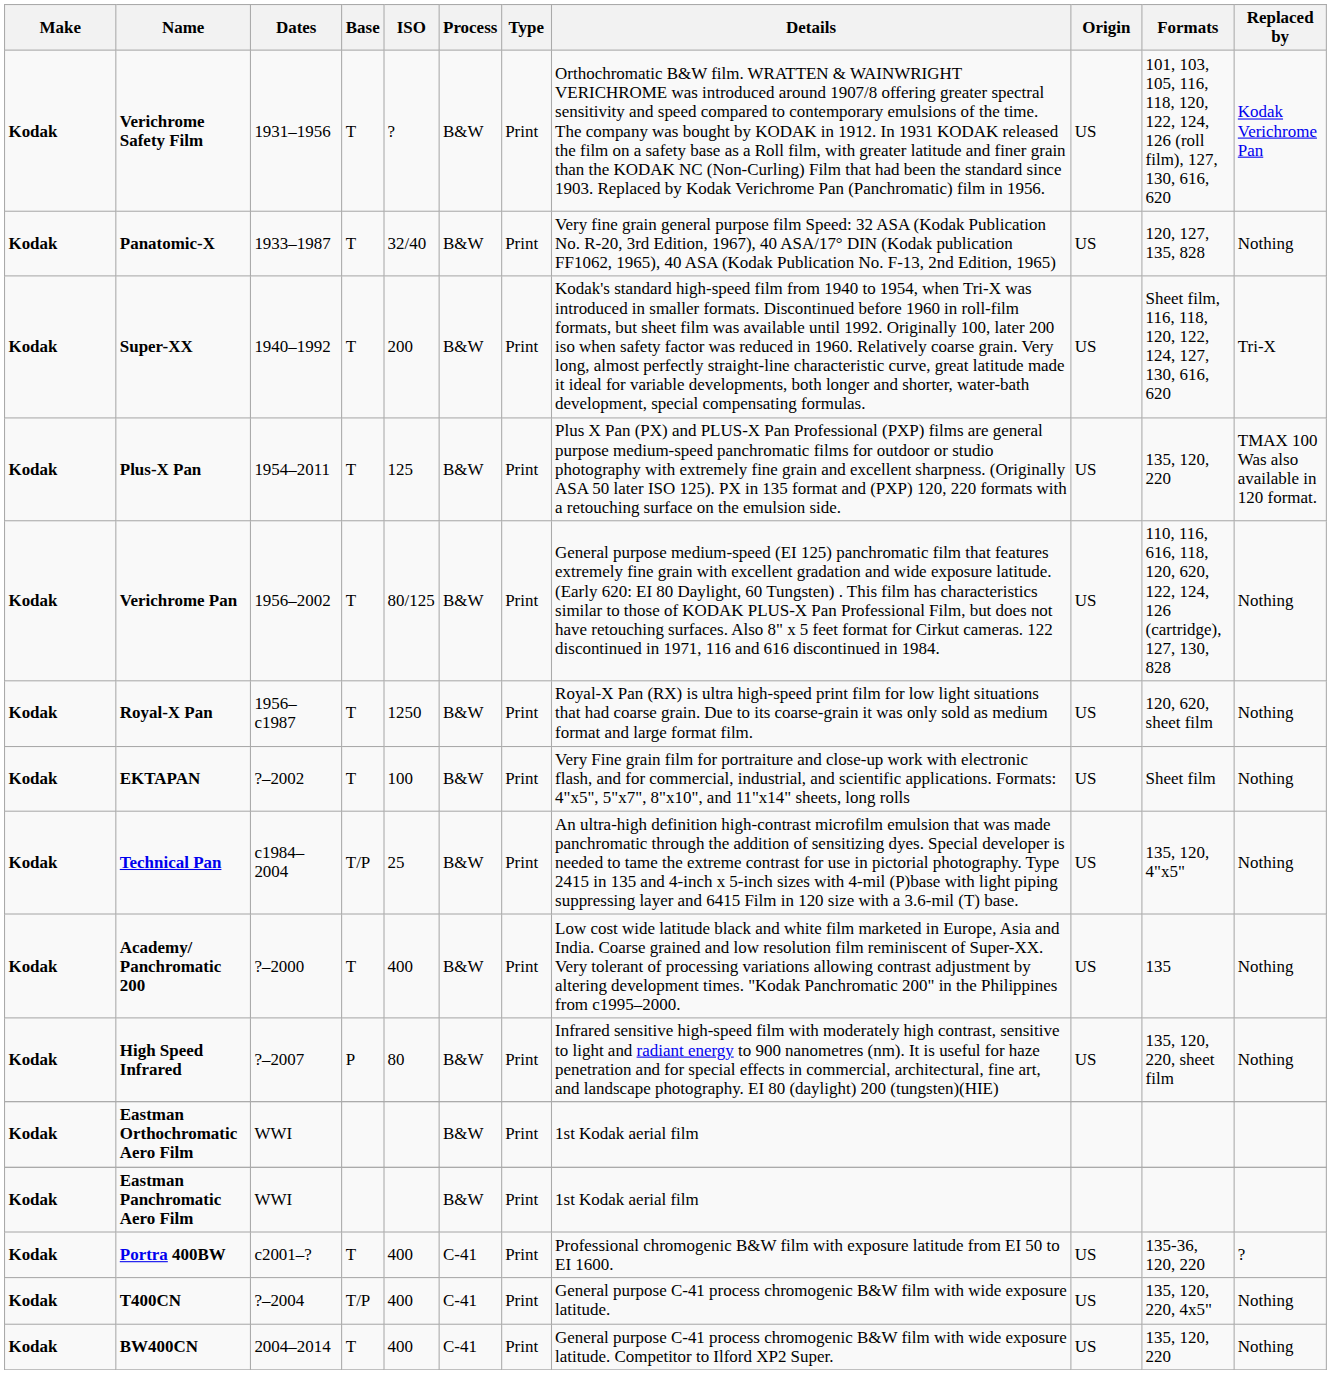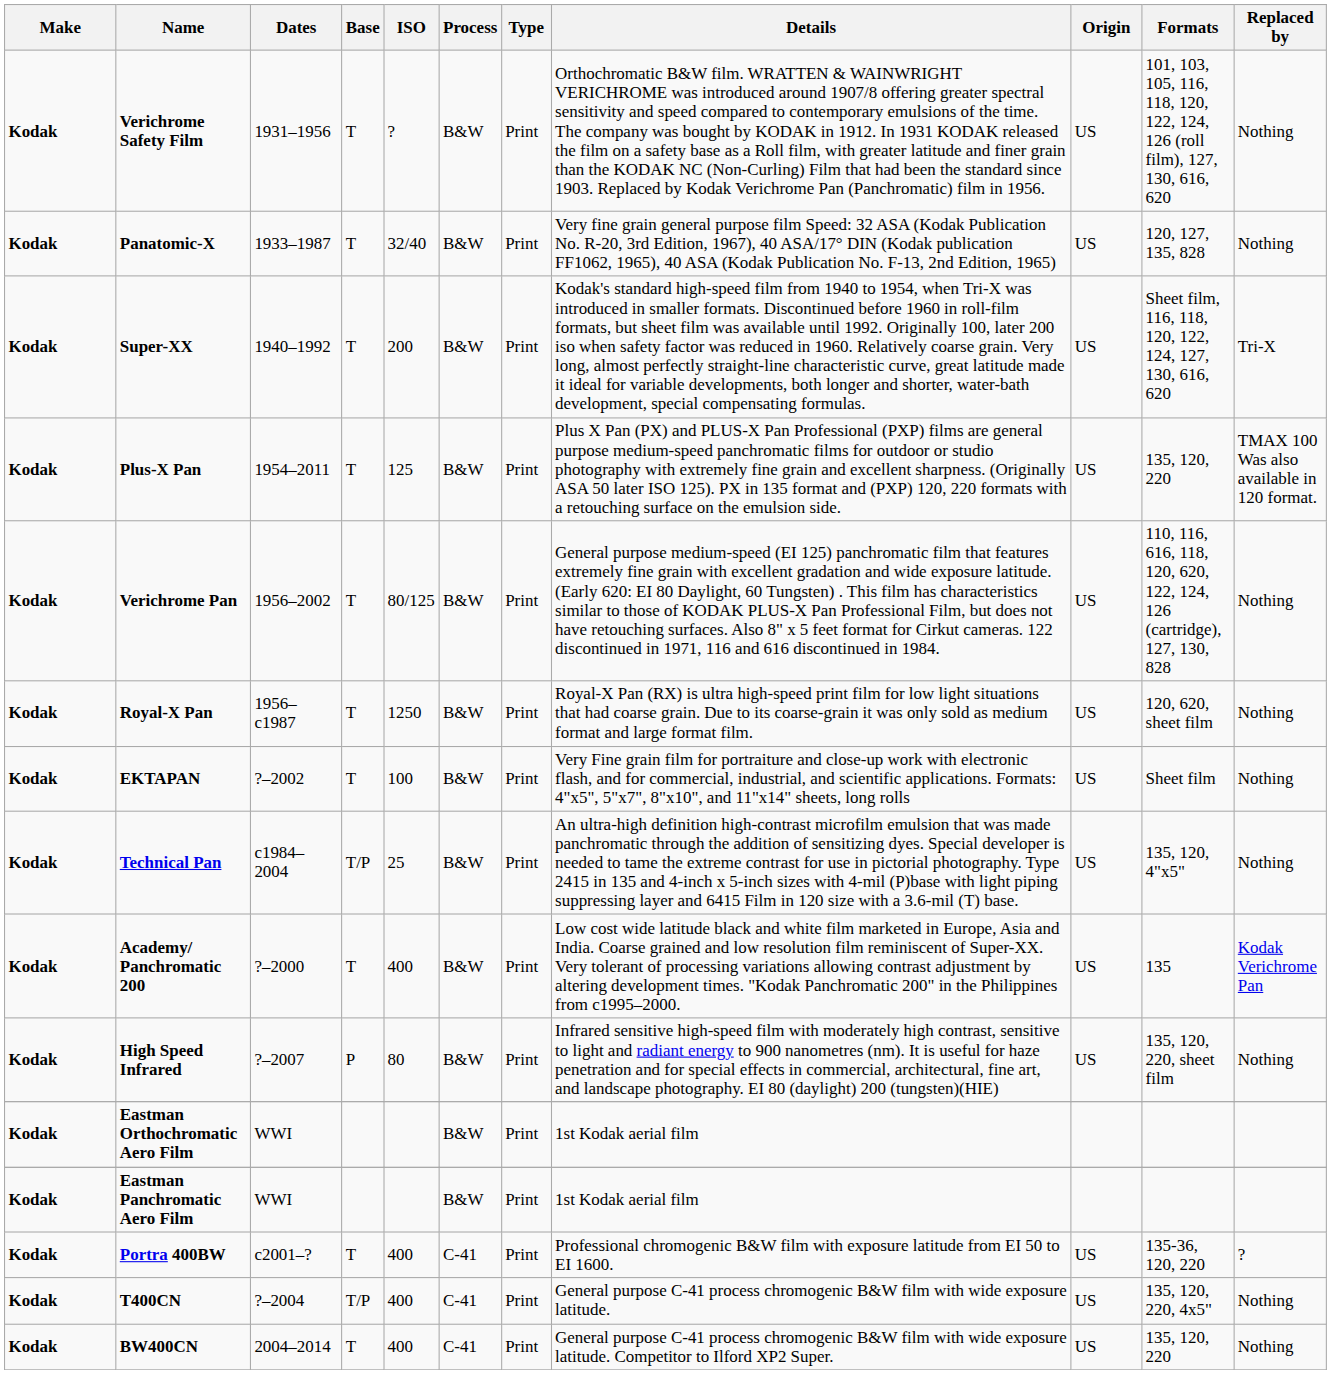(1277, 130) Kodak Verichrome Pan -> (1266, 130) Nothing
(1266, 965) Nothing -> (1277, 965) Kodak Verichrome Pan
